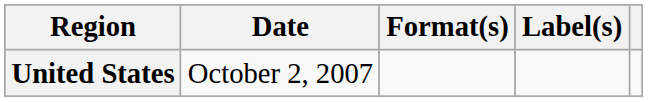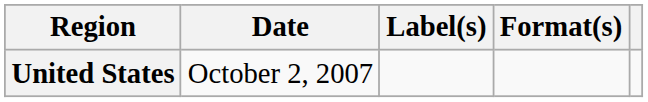columns swapped: (448, 27) <-> (572, 27)
